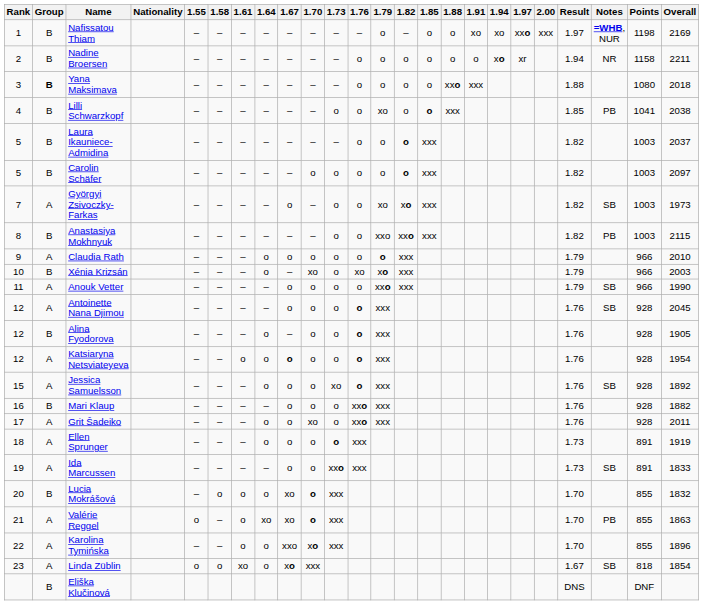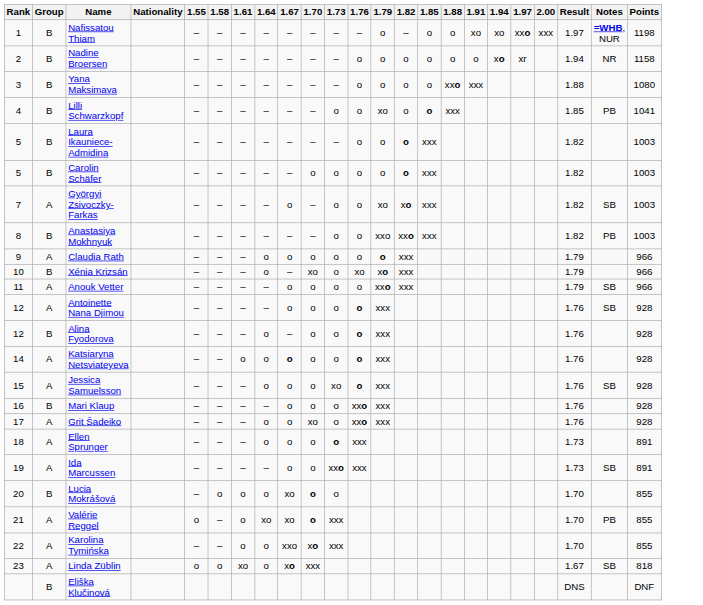- column: (680, 12)
(49, 85) bold -> (49, 85) normal
(18, 360) 12 -> (18, 360) 14
(336, 494) xxx -> (336, 494) o
